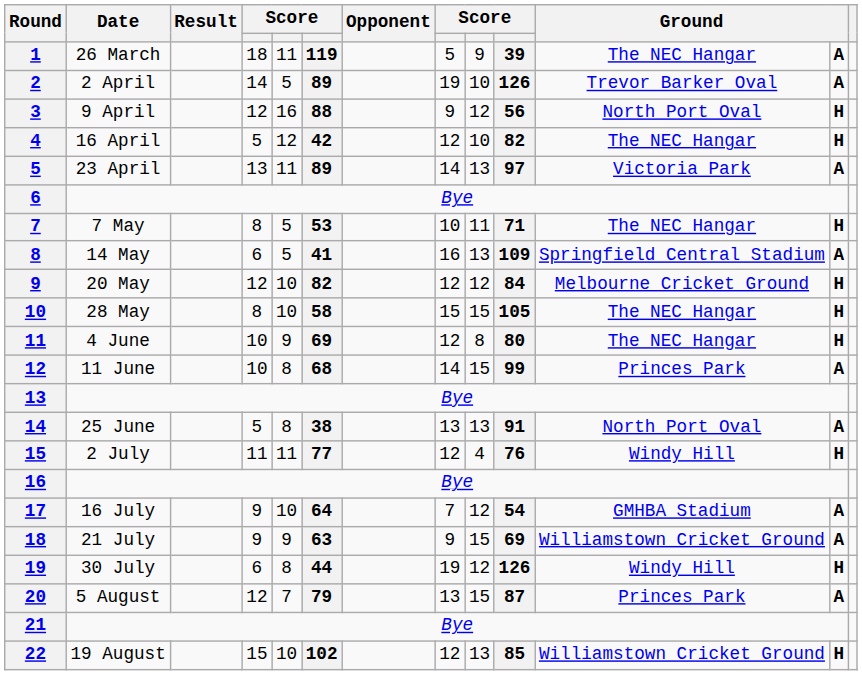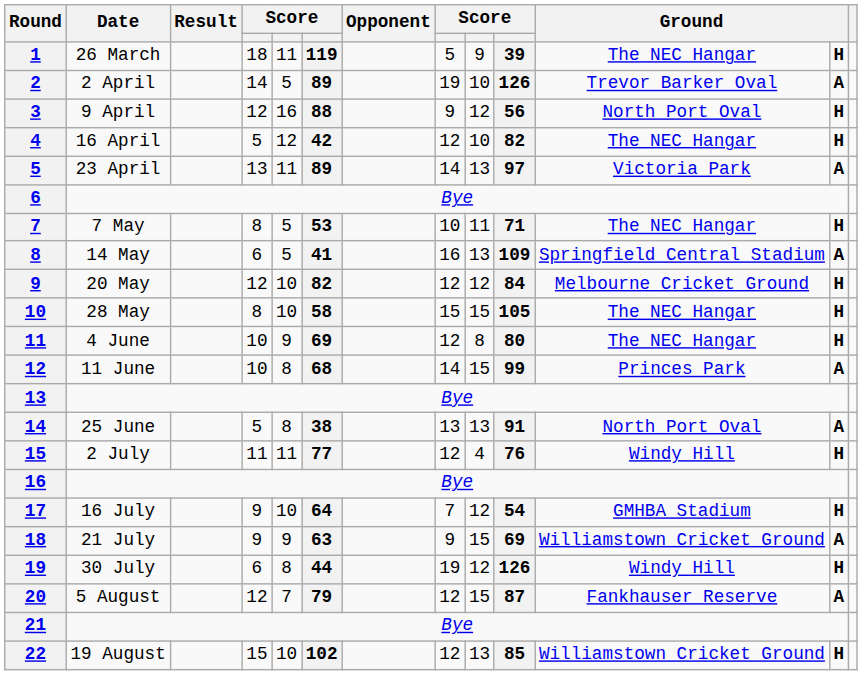(839, 56) A -> (839, 56) H
(839, 512) A -> (839, 512) H
(450, 598) 13 -> (450, 598) 12
(682, 598) Princes Park -> (682, 598) Fankhauser Reserve
